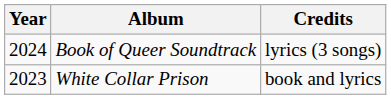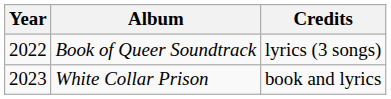(28, 49) 2024 -> (28, 49) 2022
